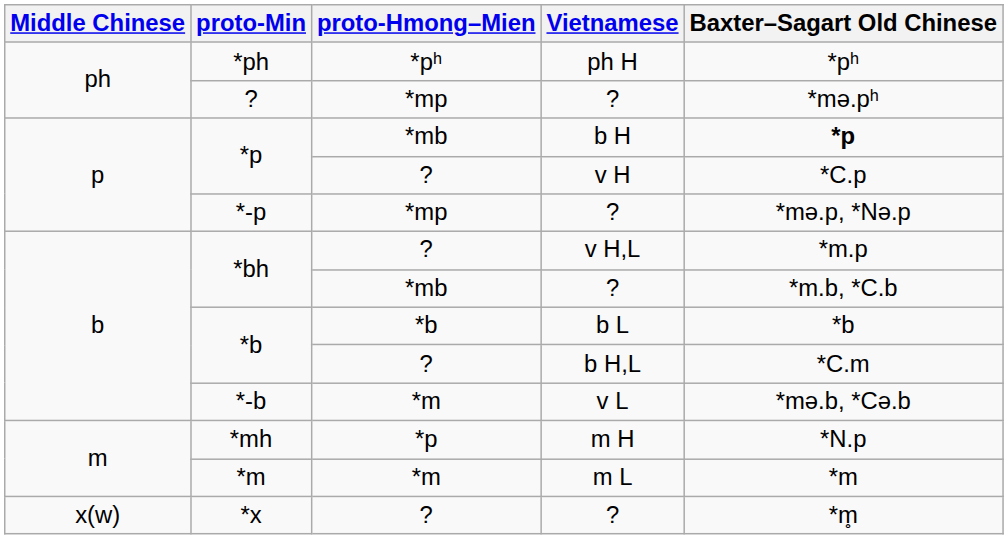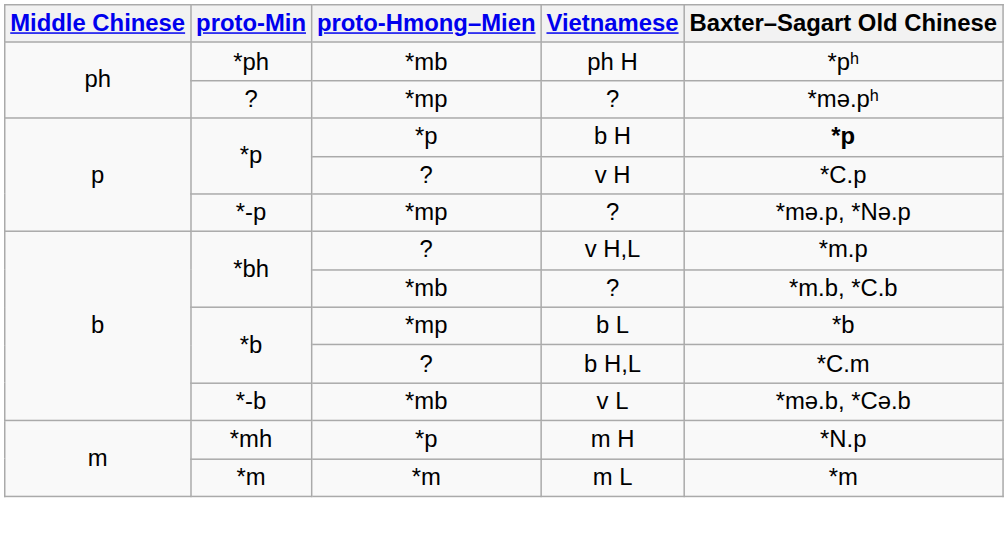(426, 61) *pʰ -> (426, 61) *mb
(426, 136) *mb -> (426, 136) *p
(426, 325) *b -> (426, 325) *mp
(426, 401) *m -> (426, 401) *mb
- row: (251, 514)
